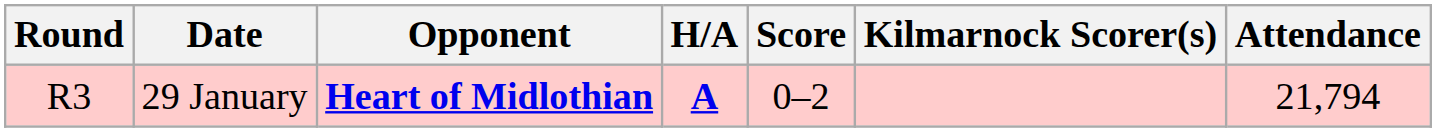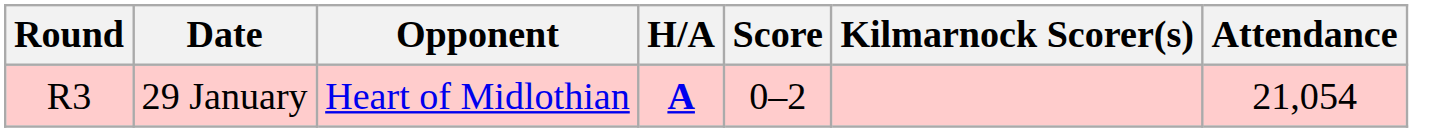(489, 95) bold -> (477, 95) normal
(1328, 95) 21,794 -> (1305, 95) 21,054
